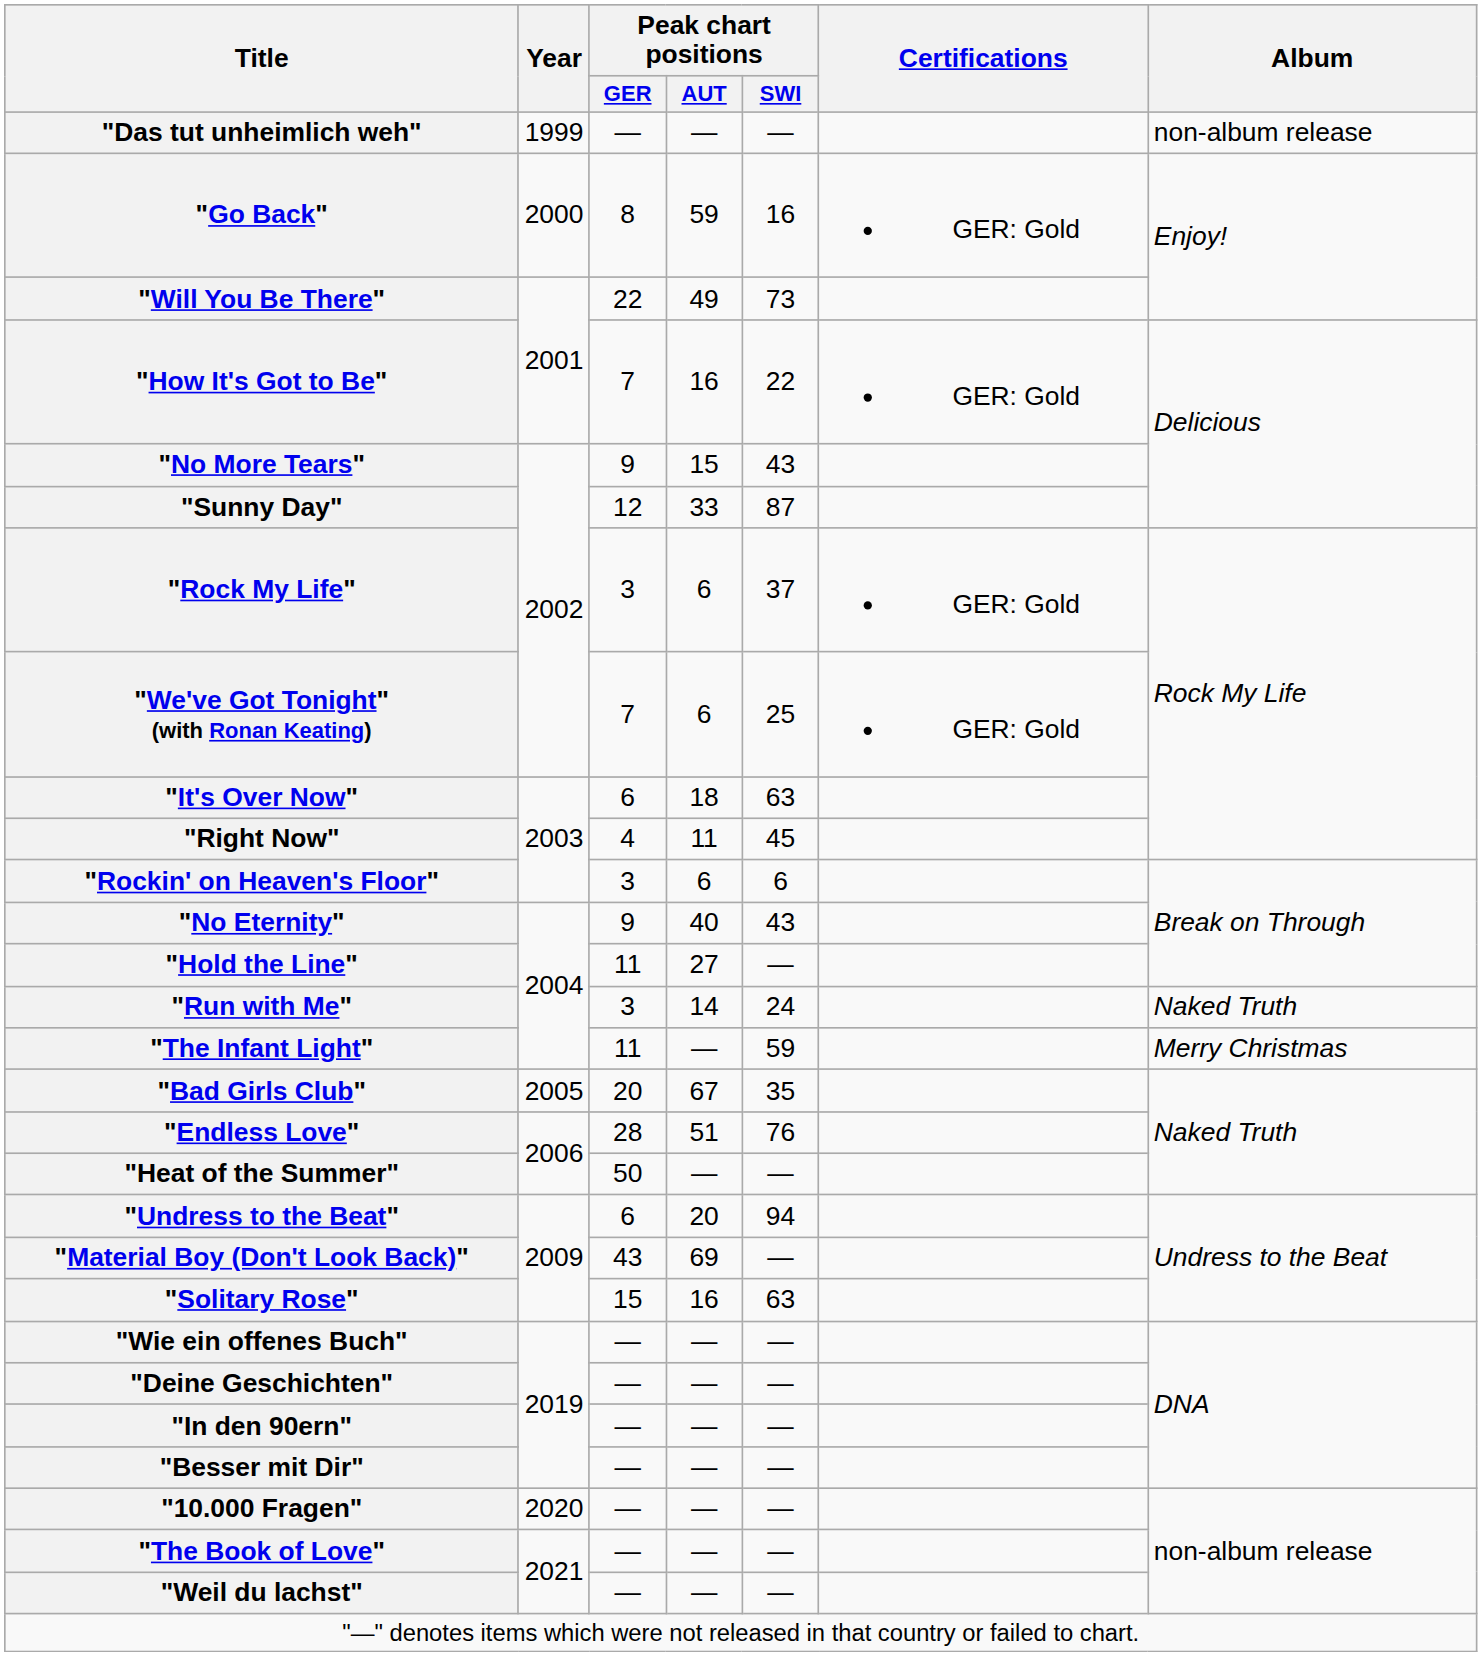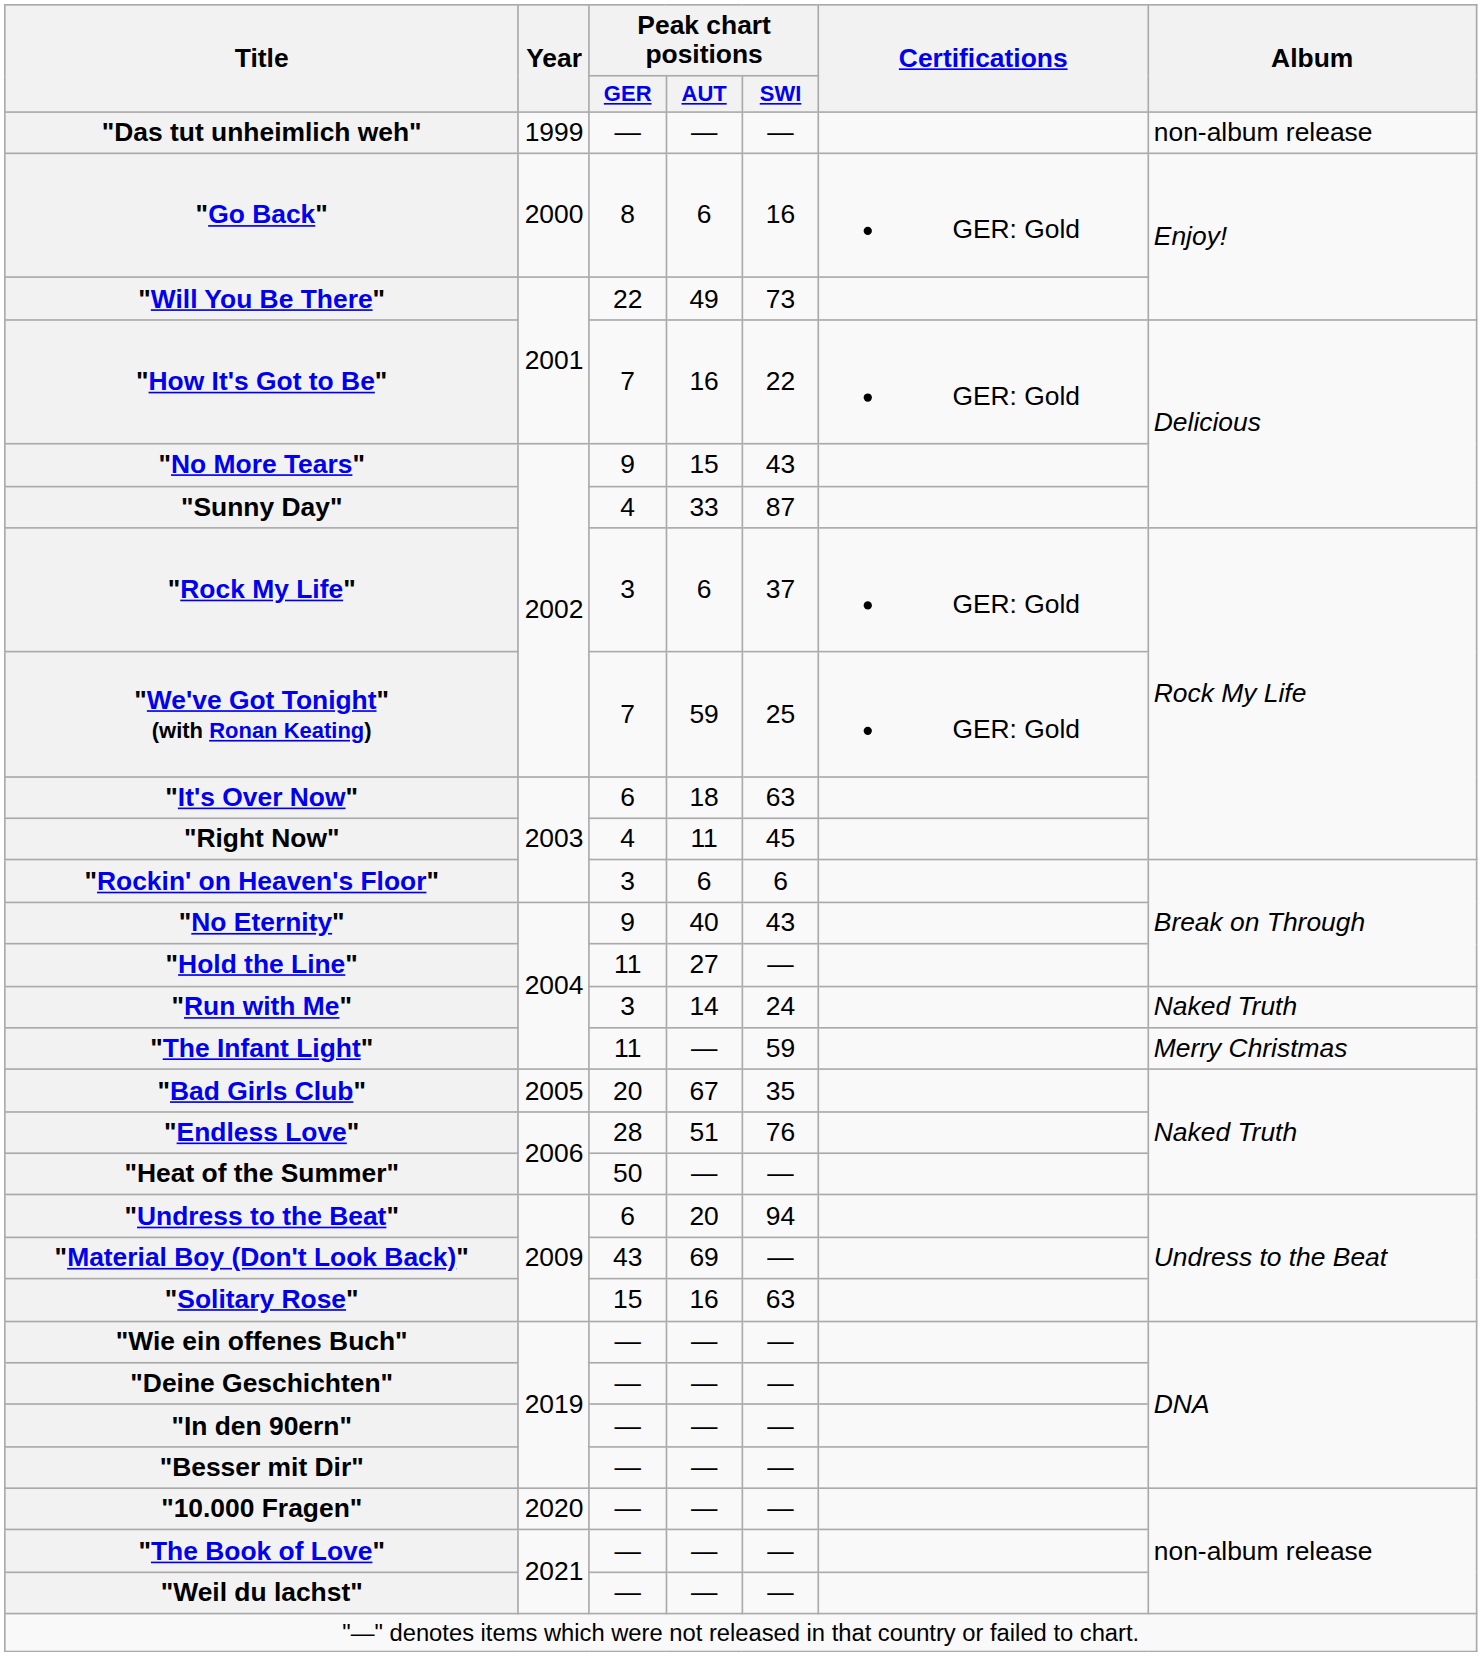(704, 215) 59 -> (704, 215) 6
(628, 506) 12 -> (628, 506) 4
(704, 713) 6 -> (704, 713) 59
